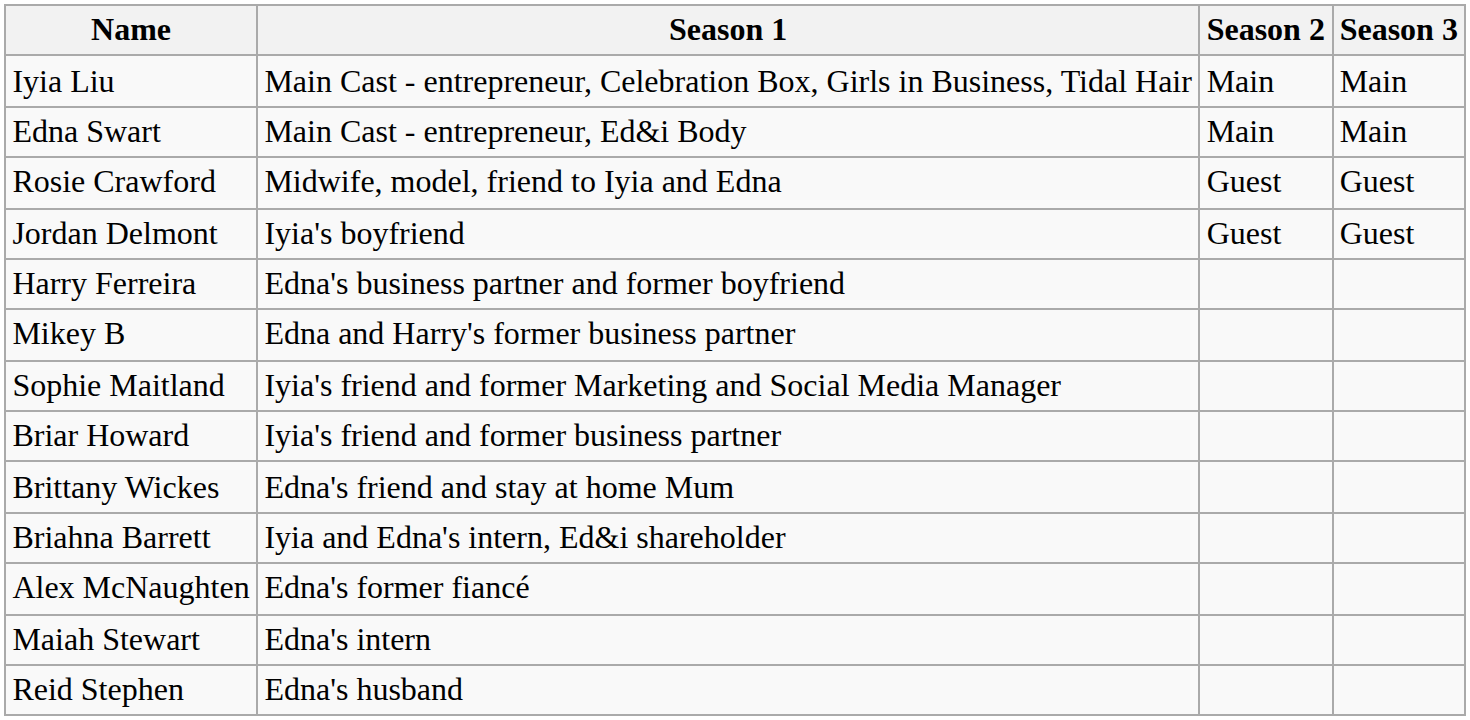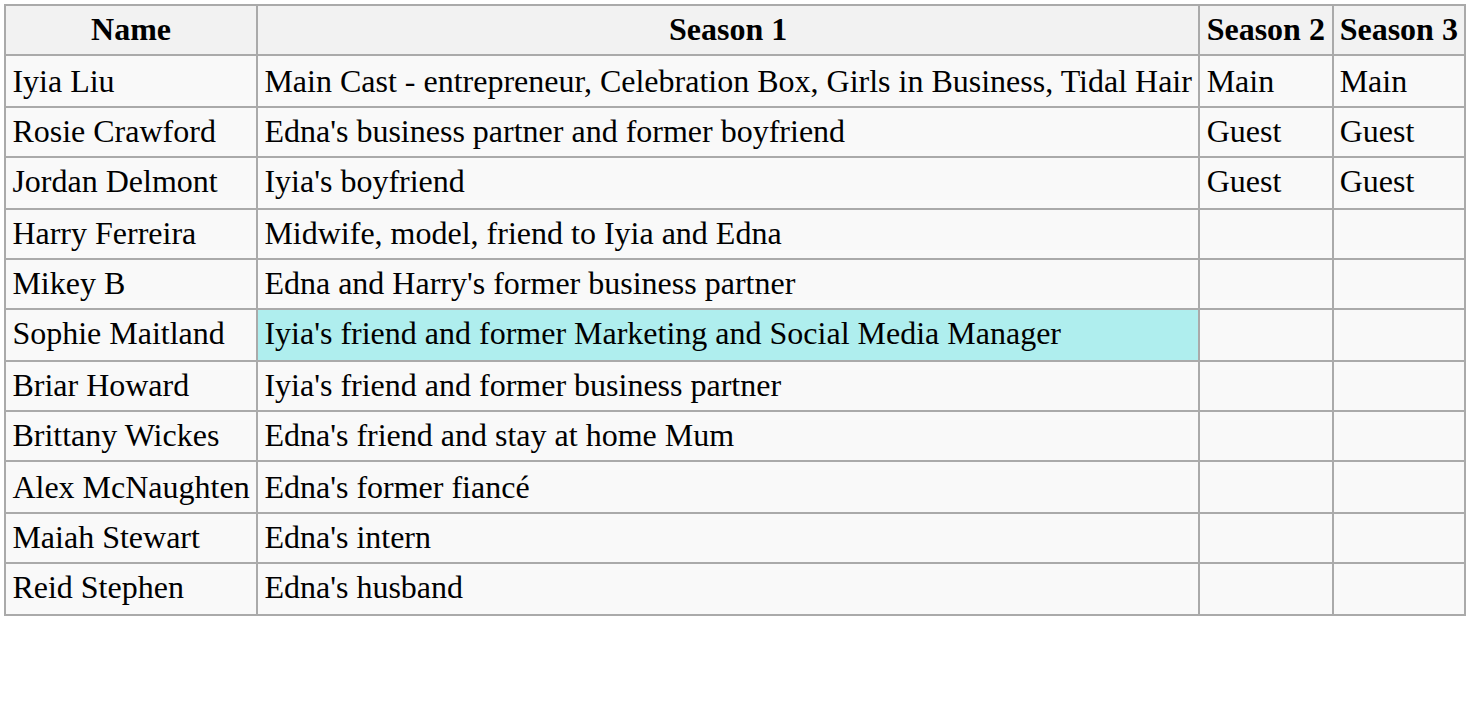- row: (87, 131)
(523, 182) Midwife, model, friend to Iyia and Edna -> (555, 131) Edna's business partner and former boyfriend
(555, 283) Edna's business partner and former boyfriend -> (523, 232) Midwife, model, friend to Iyia and Edna
(663, 385) no background -> (663, 334) paleturquoise background
- row: (111, 537)
